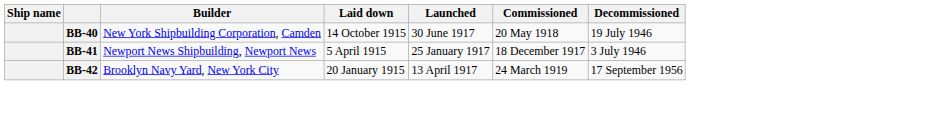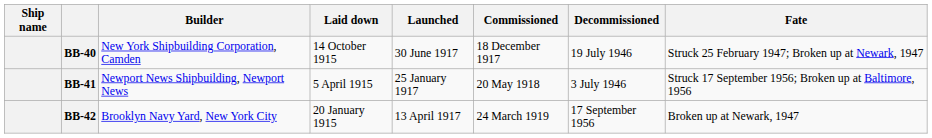+ column: (796, 20)
(527, 32) 20 May 1918 -> (508, 52) 18 December 1917
(540, 51) 18 December 1917 -> (508, 84) 20 May 1918
